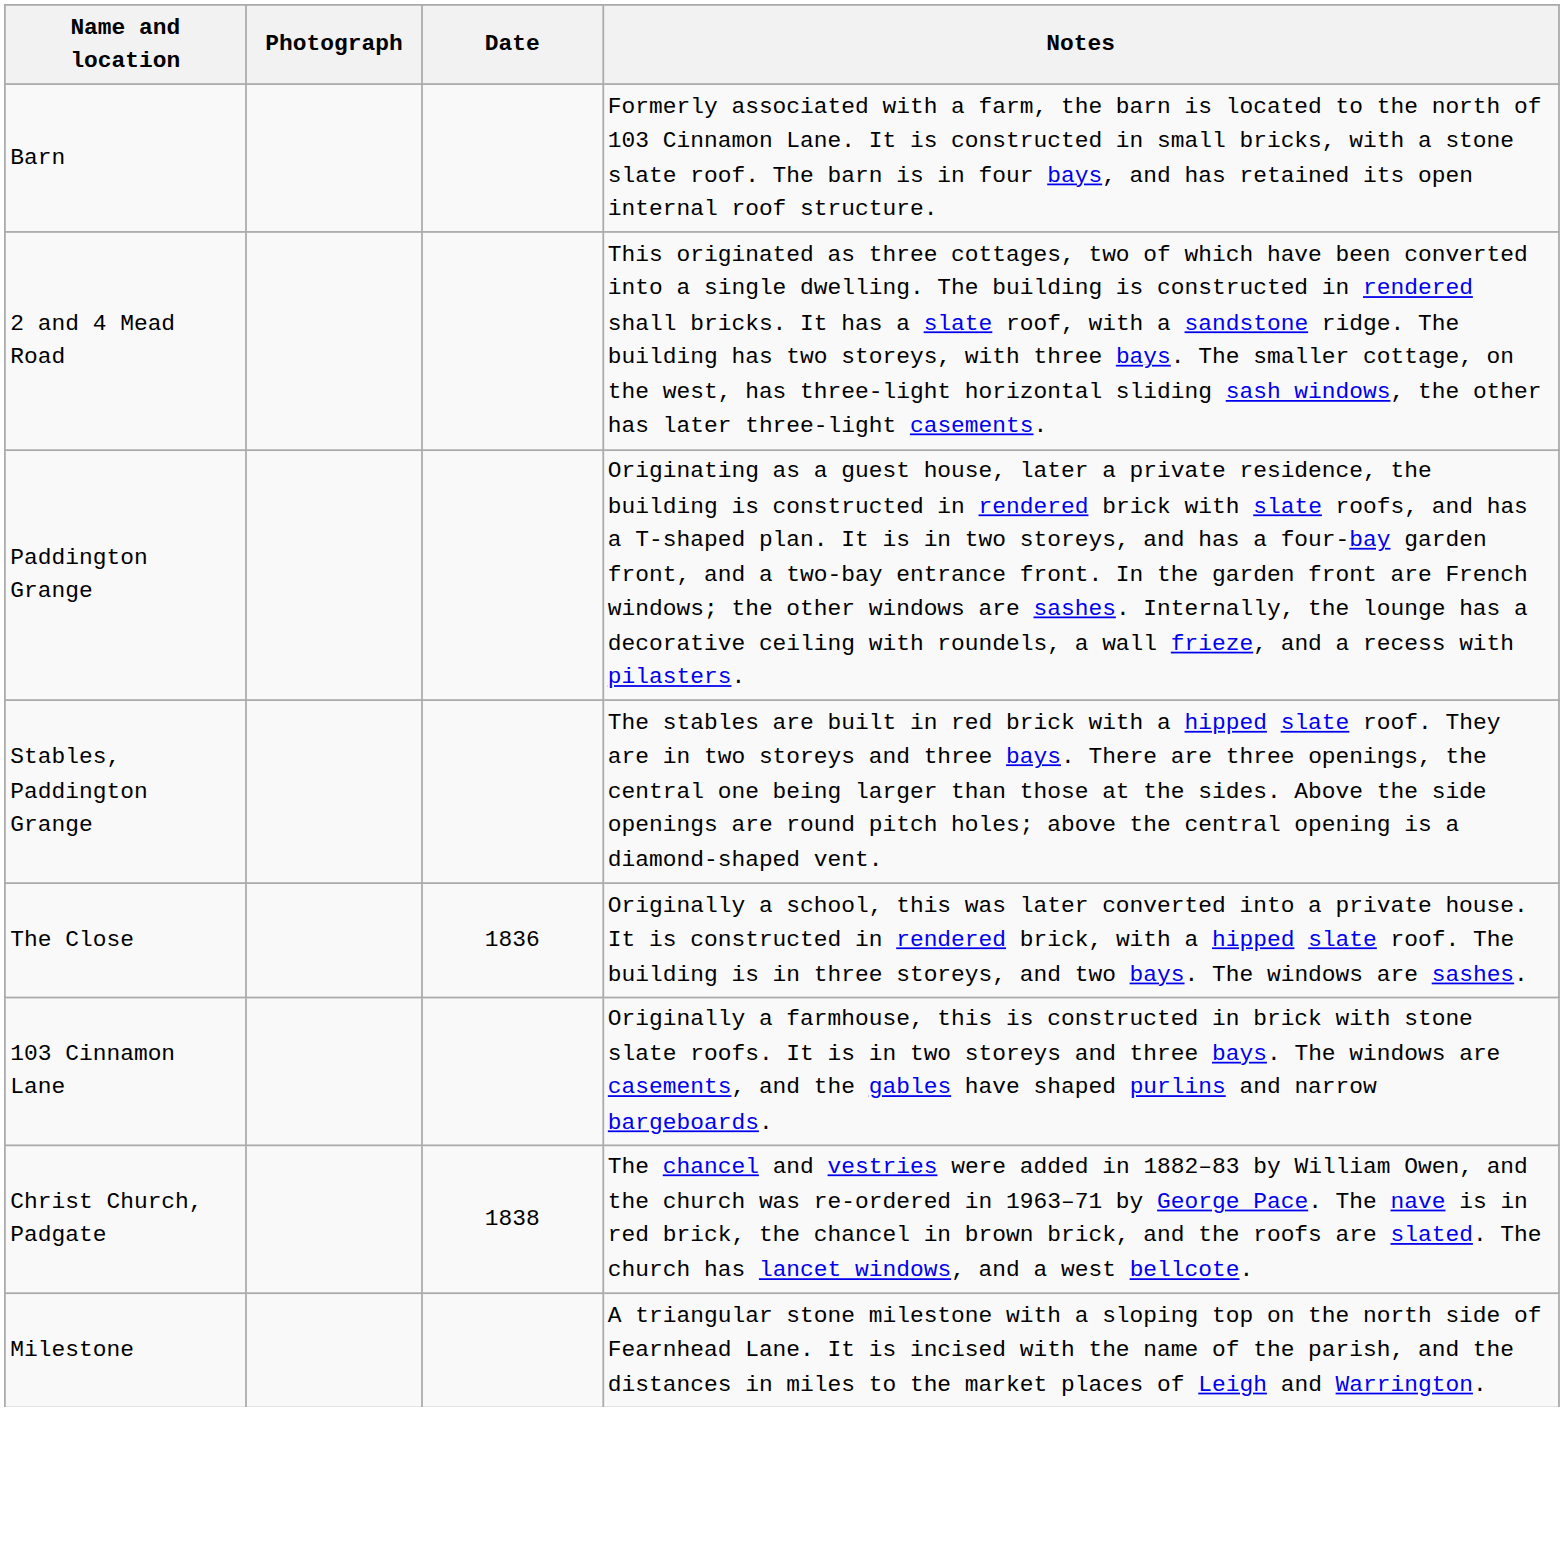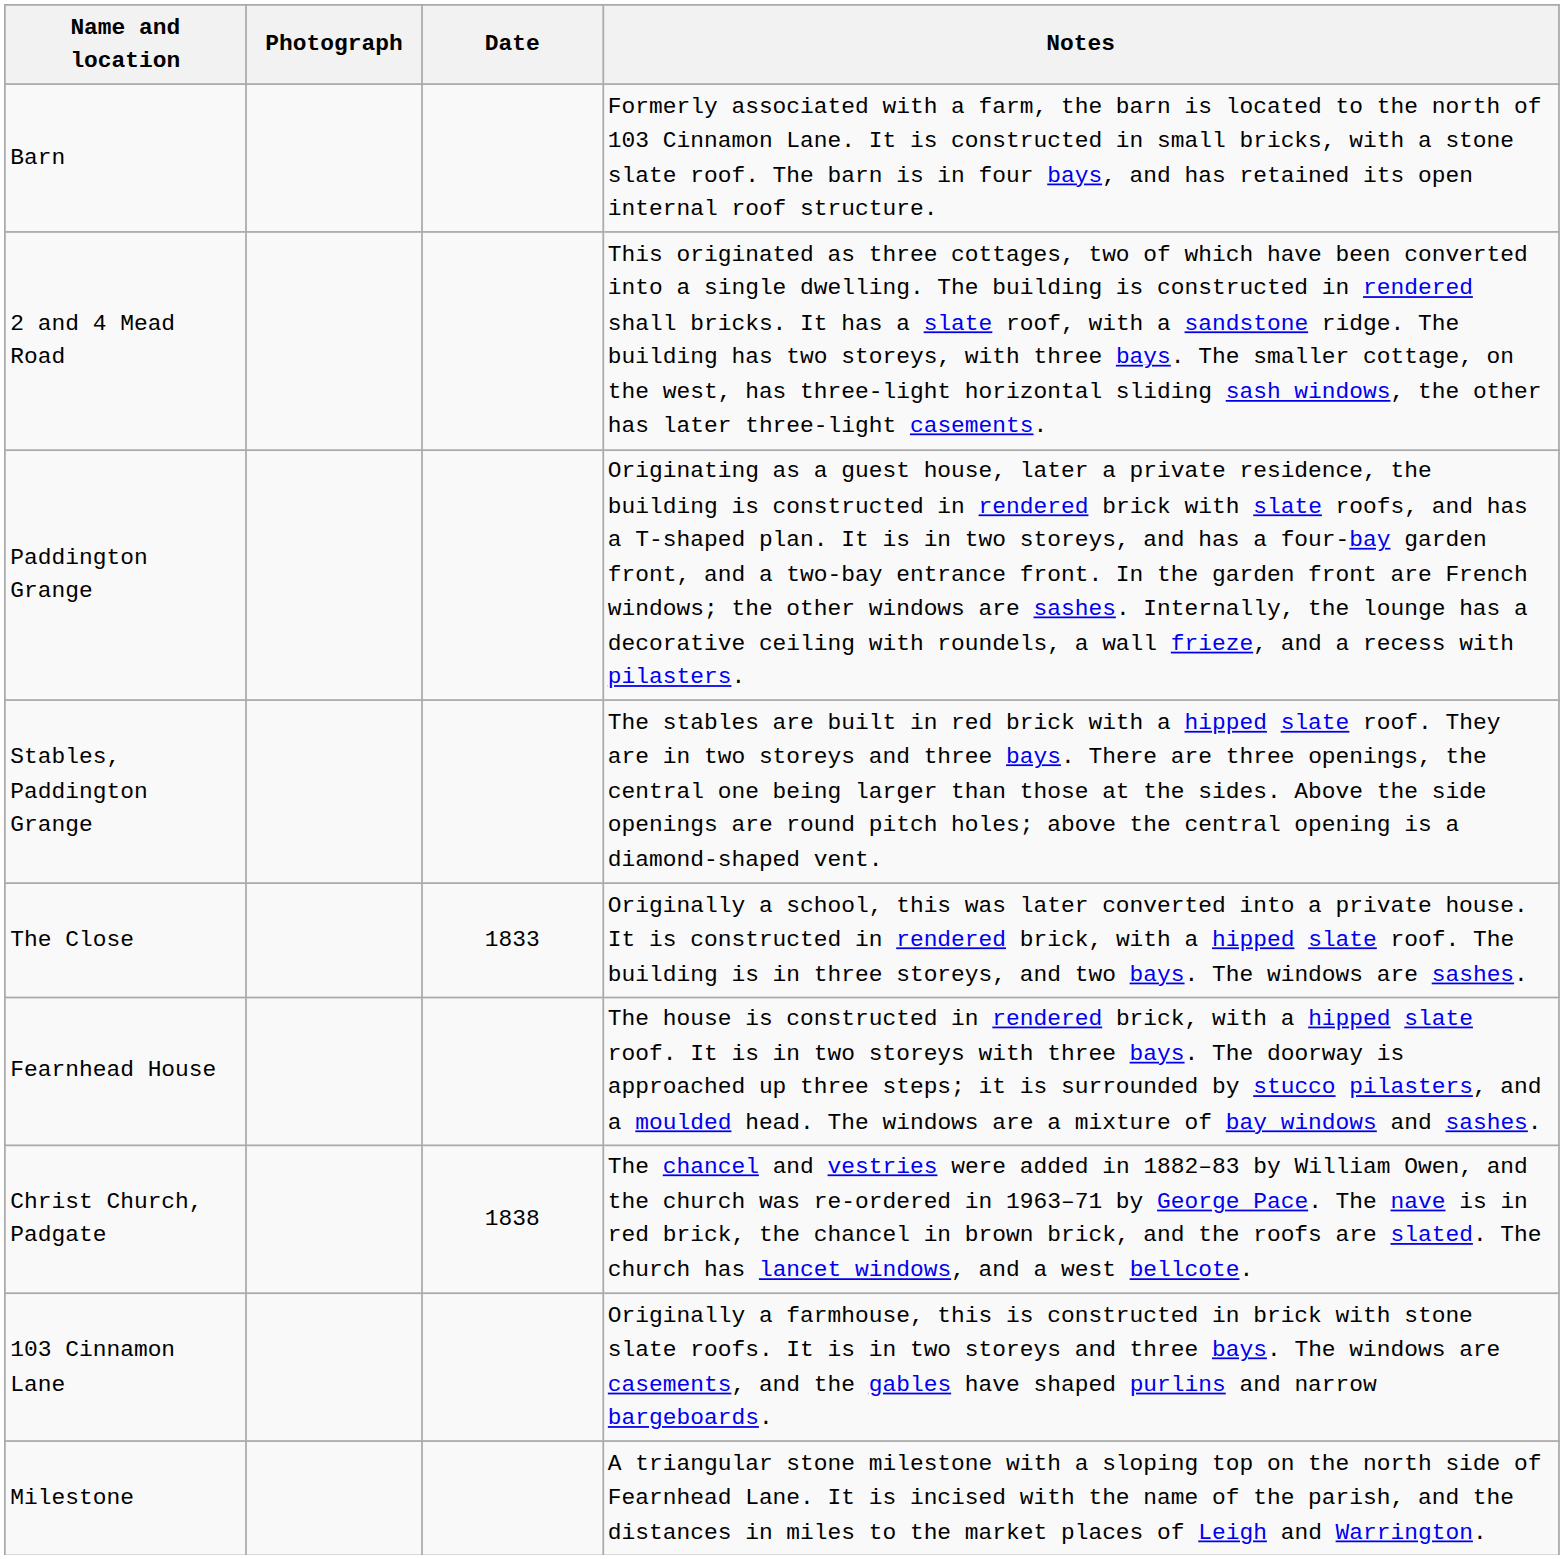(512, 939) 1836 -> (512, 939) 1833
+ row: (113, 1071)
rows swapped: (106, 1219) <-> (93, 1071)
